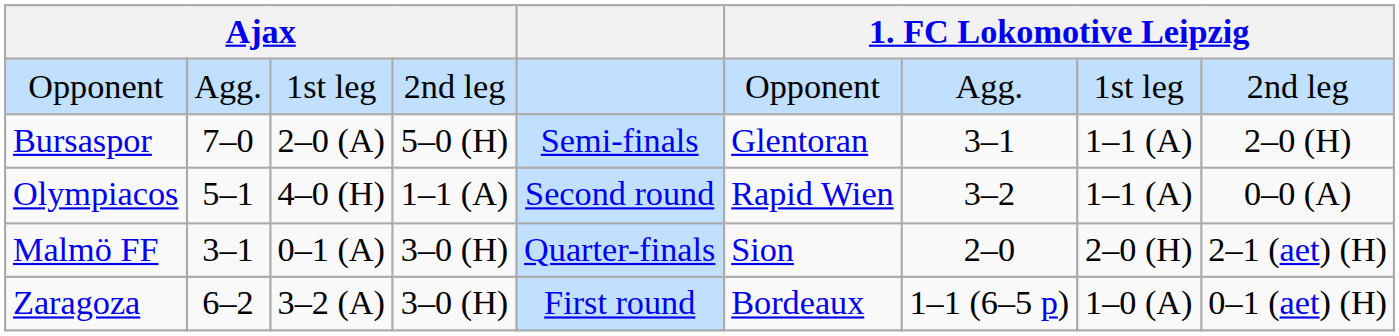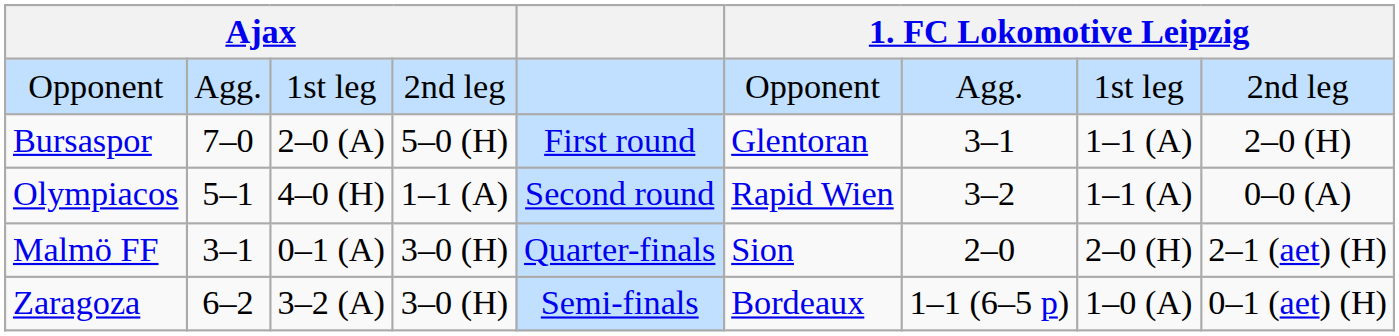(620, 140) Semi-finals -> (620, 140) First round
(620, 303) First round -> (620, 303) Semi-finals
